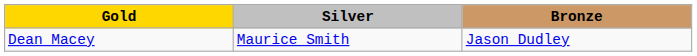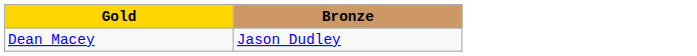- column: (348, 16)
